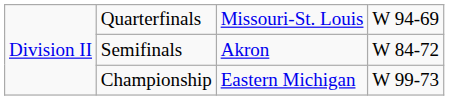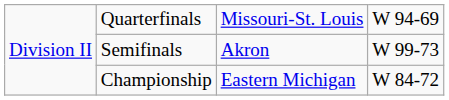(406, 49) W 84-72 -> (406, 49) W 99-73
(406, 79) W 99-73 -> (406, 79) W 84-72
